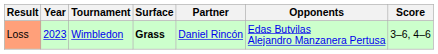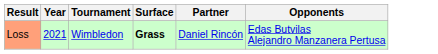- column: (410, 12)
(55, 35) 2023 -> (55, 35) 2021
